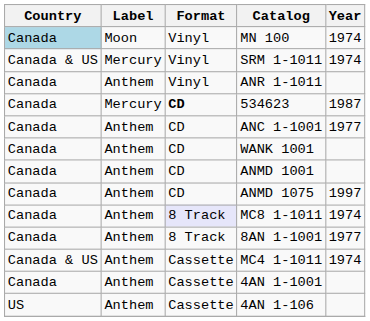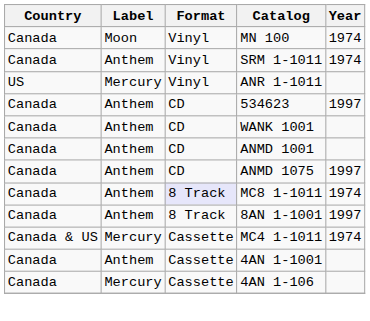(32, 38) lightblue background -> (32, 38) no background
(53, 60) Canada & US -> (32, 60) Canada
(133, 60) Mercury -> (129, 60) Anthem
(32, 82) Canada -> (16, 82) US
(129, 82) Anthem -> (133, 82) Mercury
(133, 105) Mercury -> (129, 105) Anthem
(176, 105) bold -> (176, 105) normal
(345, 105) 1987 -> (345, 105) 1997
- row: (281, 127)
(345, 238) 1977 -> (345, 216) 1997
(129, 260) Anthem -> (133, 238) Mercury
(16, 305) US -> (32, 283) Canada
(129, 305) Anthem -> (133, 283) Mercury
